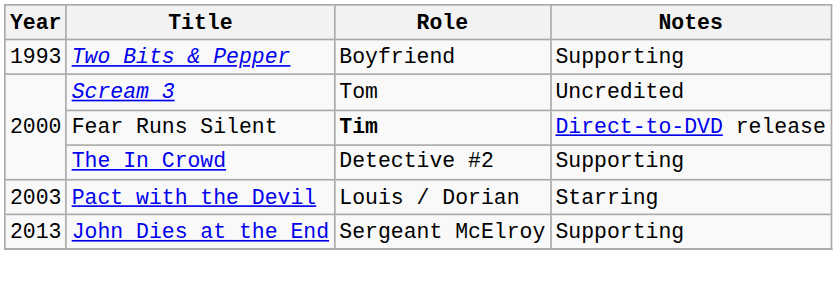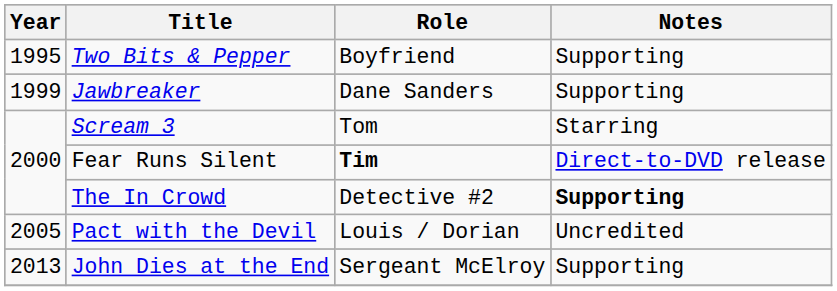(36, 57) 1993 -> (36, 57) 1995
+ row: (136, 92)
(620, 92) Uncredited -> (607, 127) Starring
(620, 162) normal -> (620, 197) bold
(36, 197) 2003 -> (36, 232) 2005
(607, 197) Starring -> (620, 232) Uncredited
